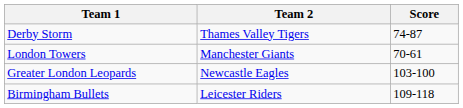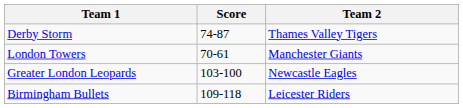columns swapped: (294, 14) <-> (424, 14)
